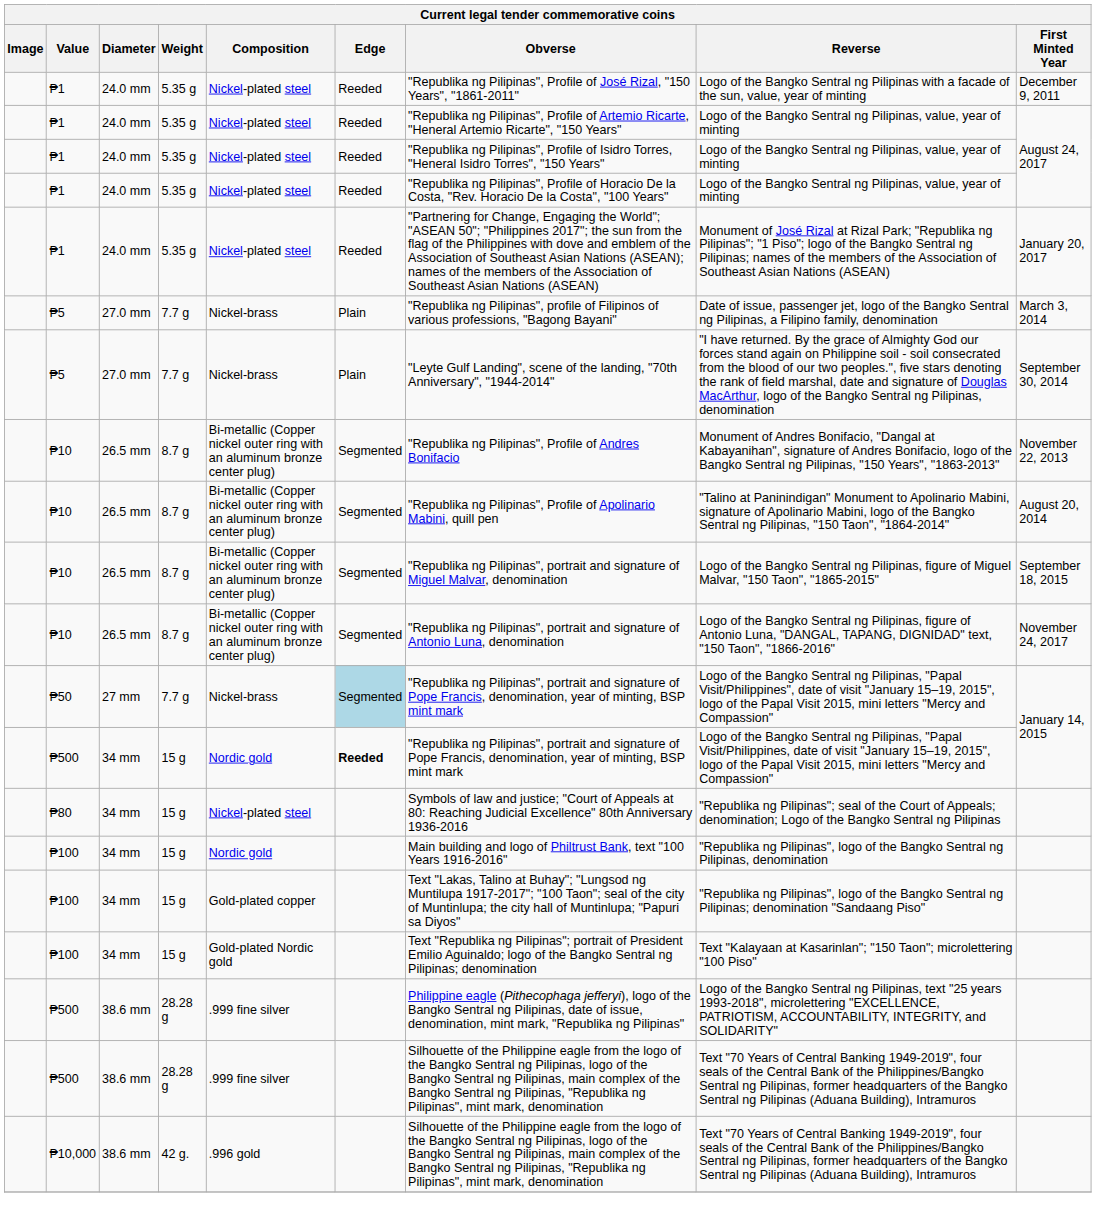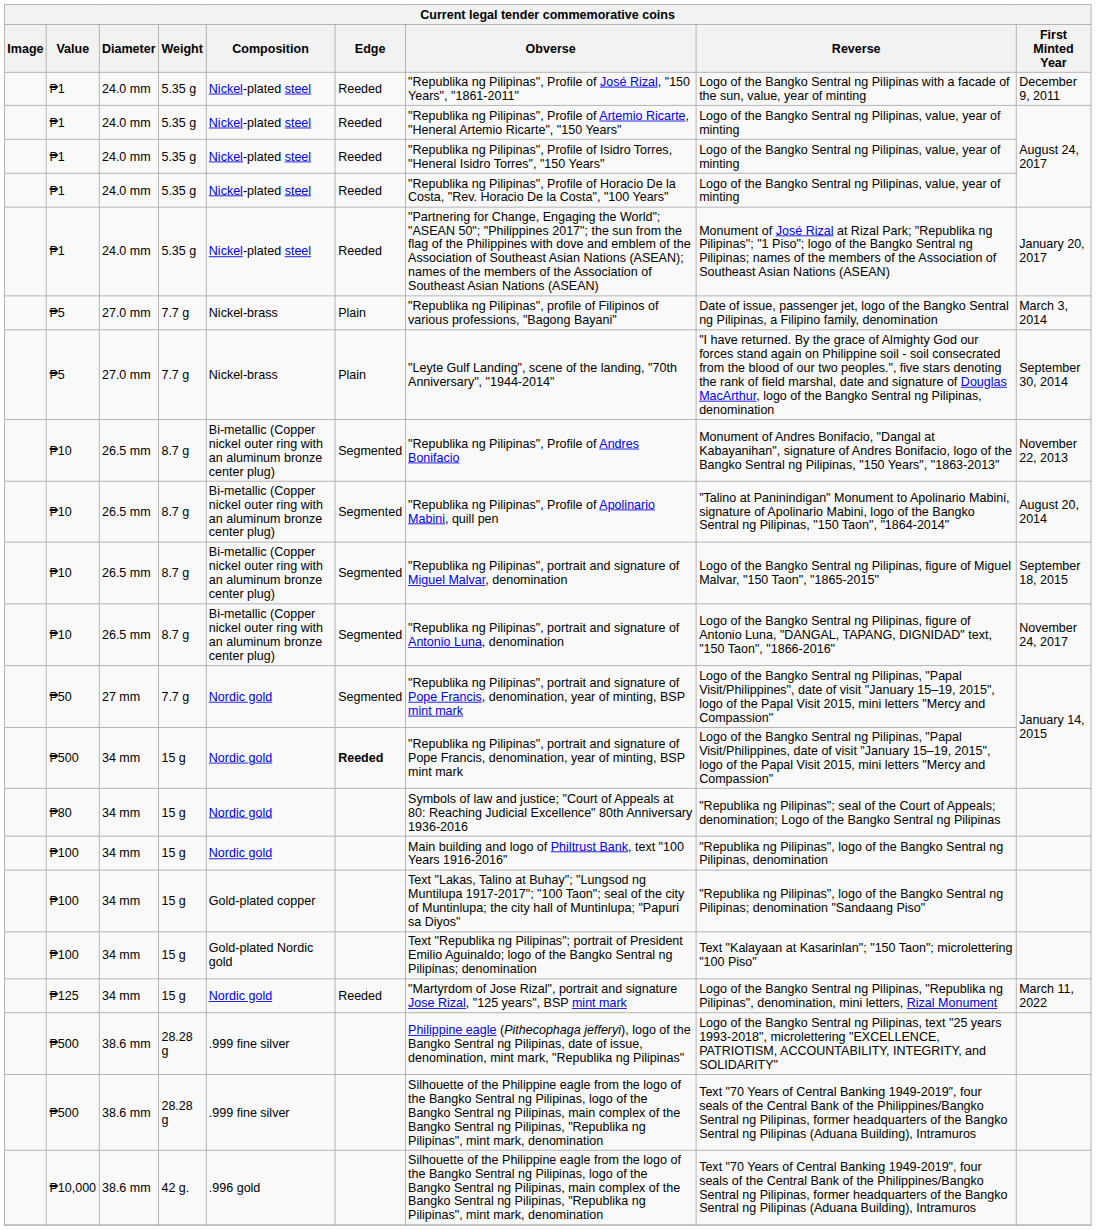(243, 697) Nickel-brass -> (240, 697) Nordic gold
(370, 697) lightblue background -> (370, 697) no background
(260, 813) Nickel-plated steel -> (240, 813) Nordic gold
+ row: (64, 996)
